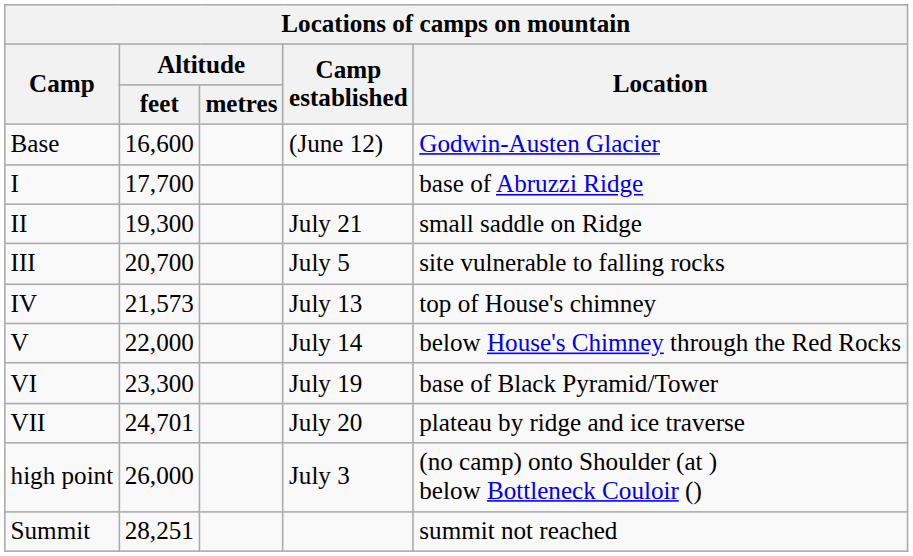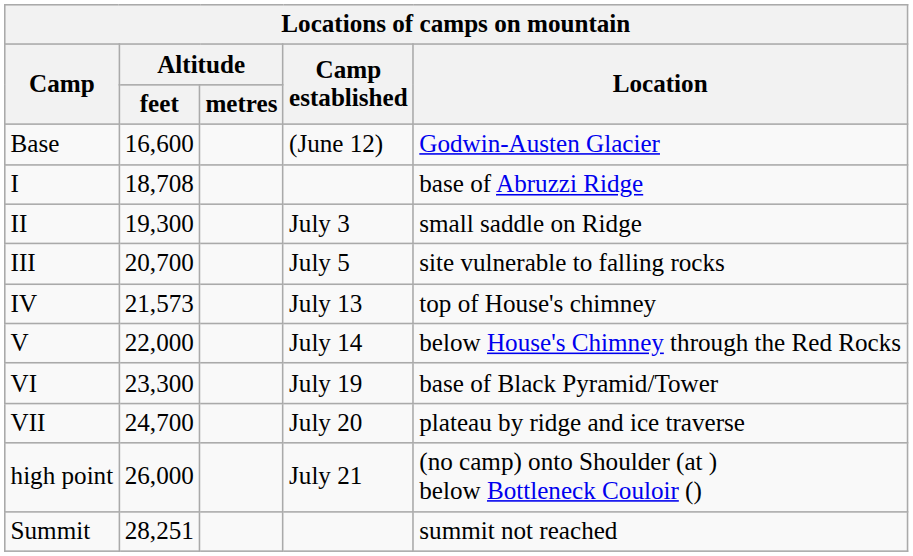(159, 183) 17,700 -> (159, 183) 18,708
(326, 223) July 21 -> (319, 223) July 3
(159, 422) 24,701 -> (159, 422) 24,700
(319, 476) July 3 -> (326, 476) July 21
